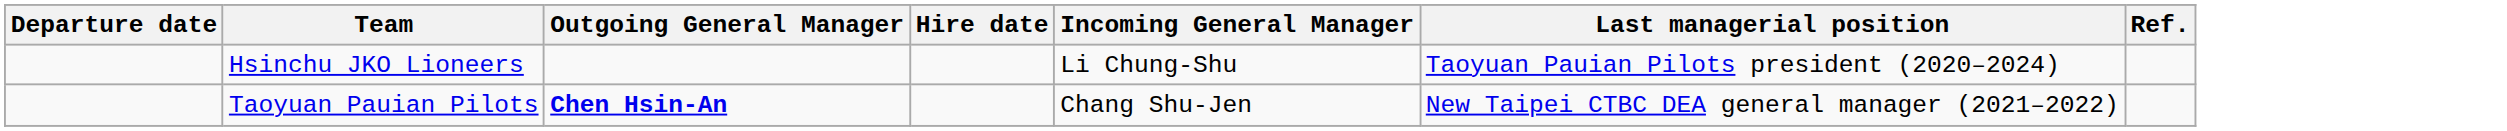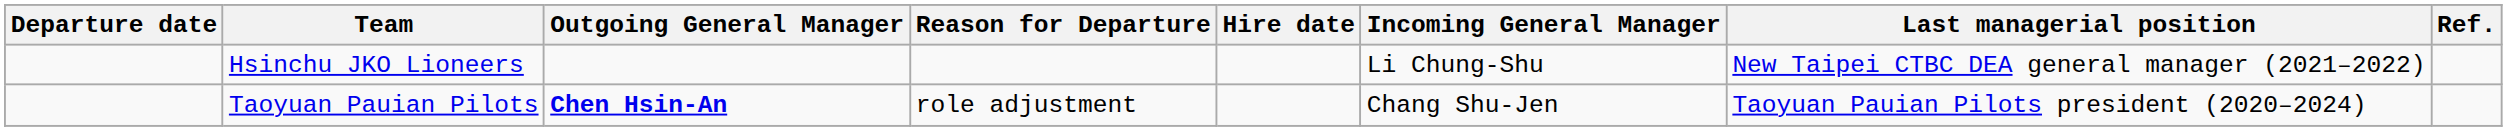+ column: (1063, 25)
(1743, 65) Taoyuan Pauian Pilots president (2020–2024) -> (2079, 65) New Taipei CTBC DEA general manager (2021–2022)
(1772, 105) New Taipei CTBC DEA general manager (2021–2022) -> (2049, 105) Taoyuan Pauian Pilots president (2020–2024)
